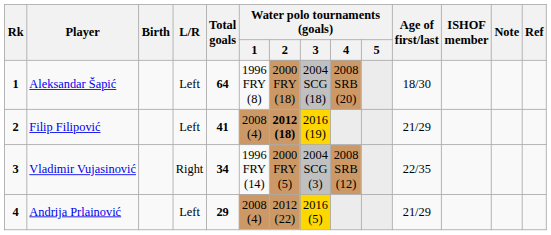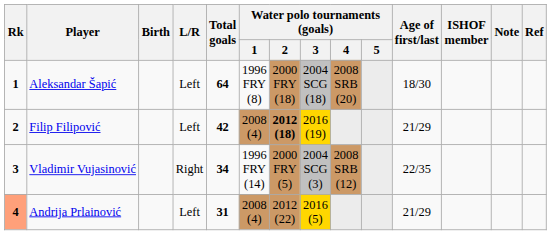(223, 127) 41 -> (223, 127) 42
(16, 212) no background -> (16, 212) lightsalmon background
(223, 212) 29 -> (223, 212) 31
